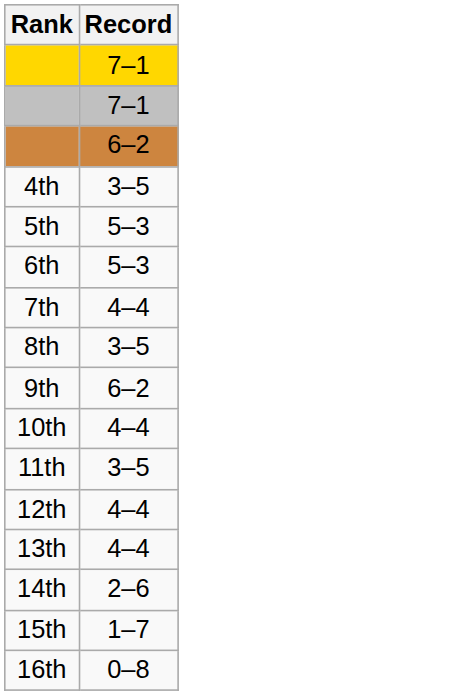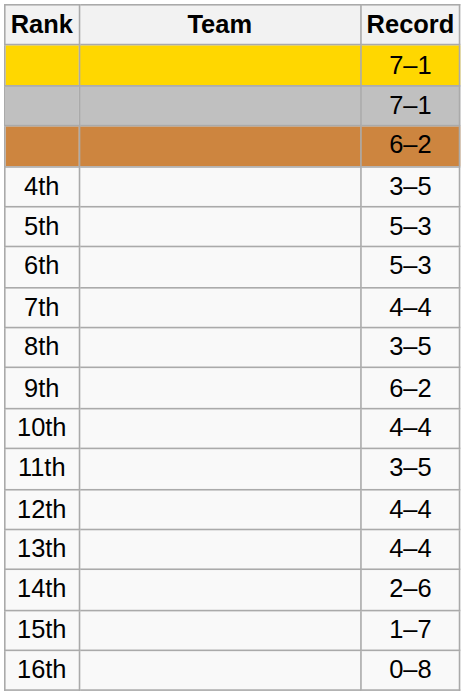+ column: (220, 24)
